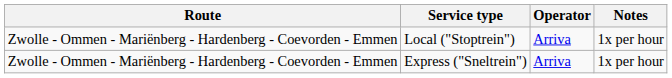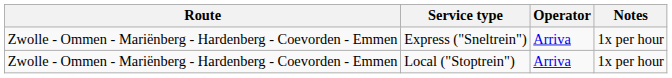rows swapped: (459, 38) <-> (465, 61)
